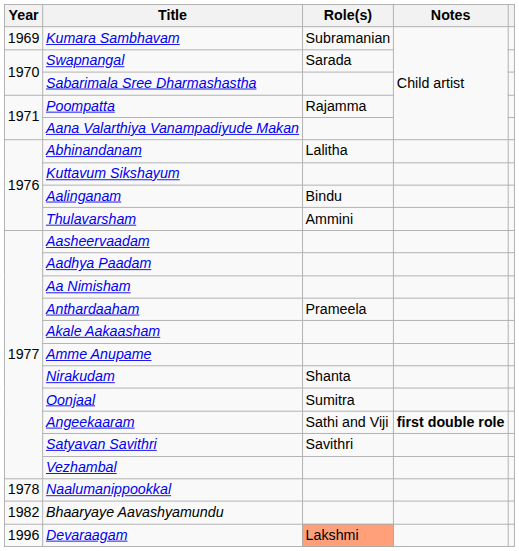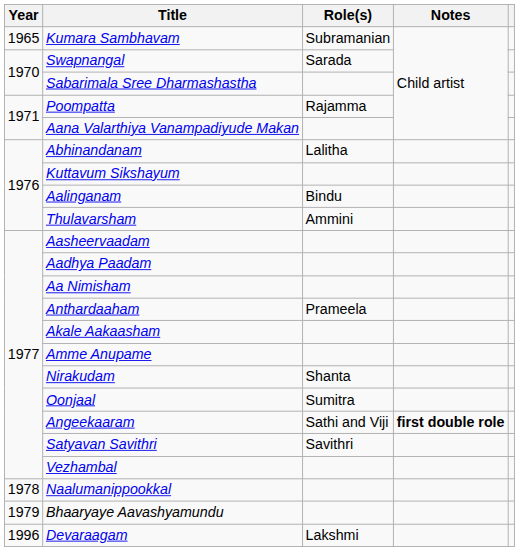(24, 38) 1969 -> (24, 38) 1965
(24, 512) 1982 -> (24, 512) 1979
(332, 535) lightsalmon background -> (332, 535) no background
